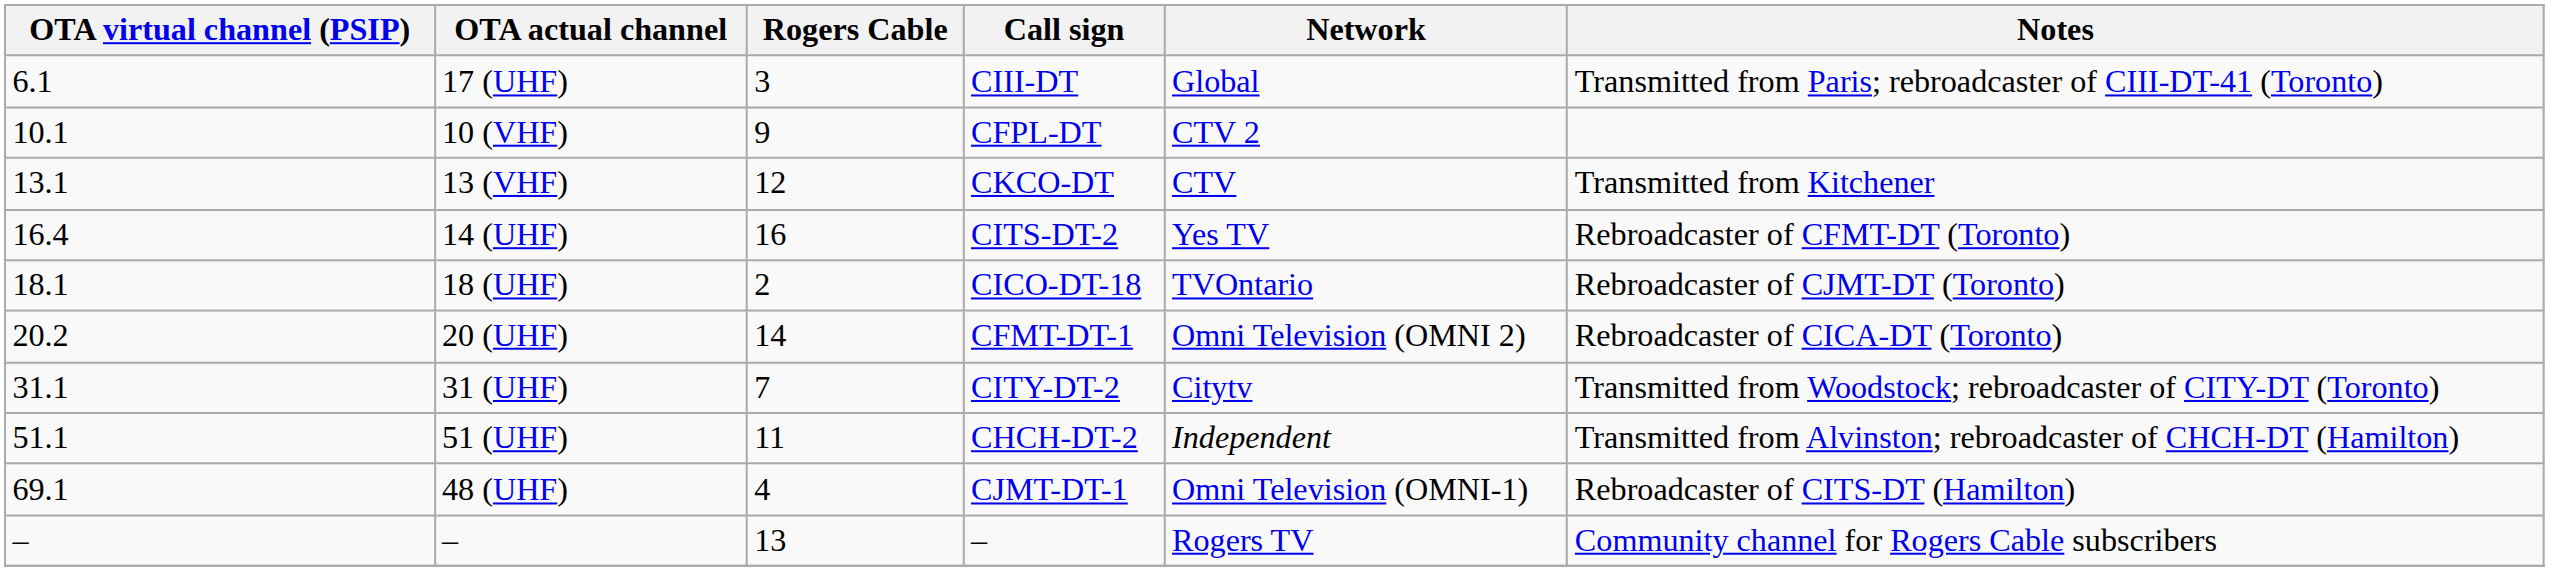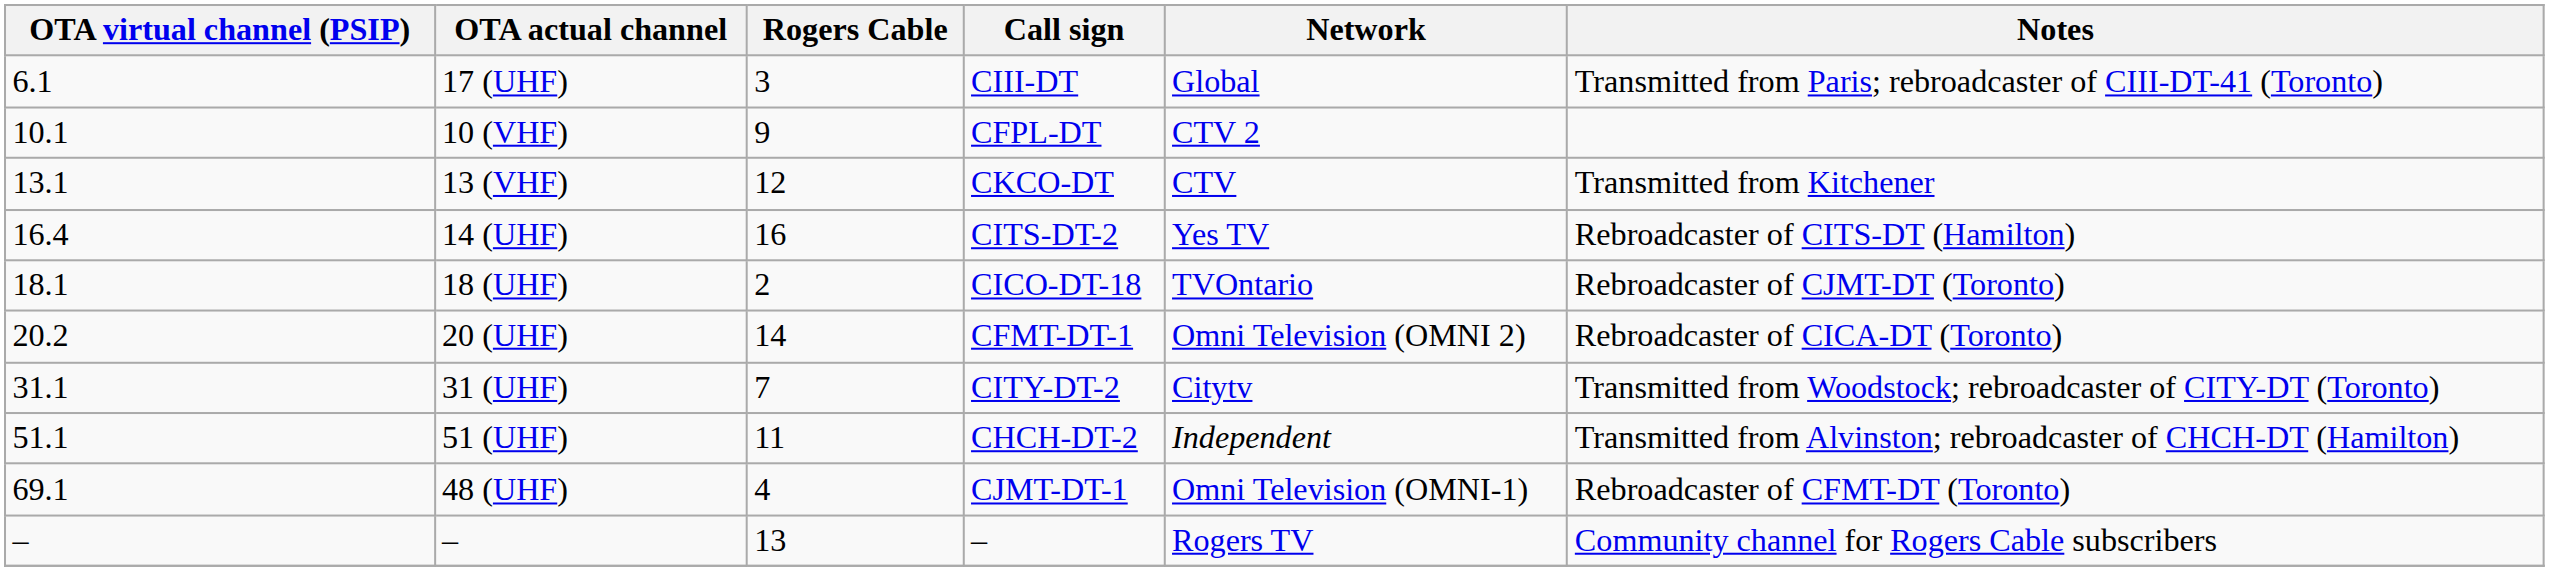(1822, 234) Rebroadcaster of CFMT-DT (Toronto) -> (1825, 234) Rebroadcaster of CITS-DT (Hamilton)
(1825, 489) Rebroadcaster of CITS-DT (Hamilton) -> (1822, 489) Rebroadcaster of CFMT-DT (Toronto)
